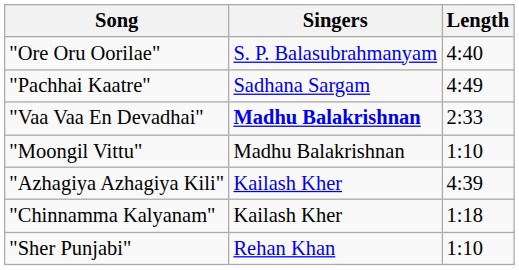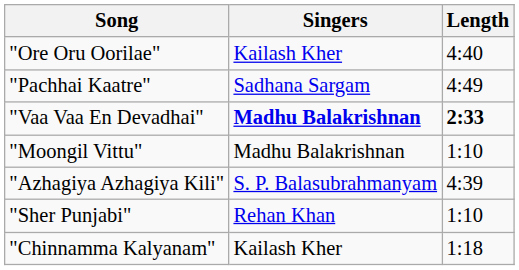(335, 53) S. P. Balasubrahmanyam -> (288, 53) Kailash Kher
(465, 118) normal -> (465, 118) bold
(288, 183) Kailash Kher -> (335, 183) S. P. Balasubrahmanyam
rows swapped: (112, 215) <-> (70, 248)
